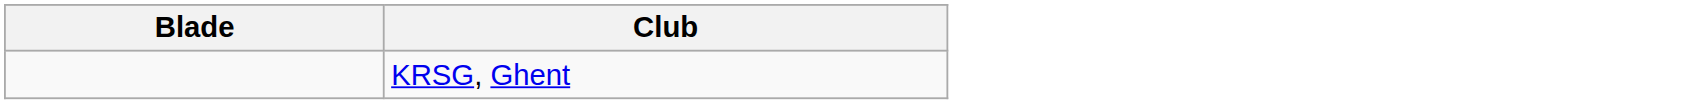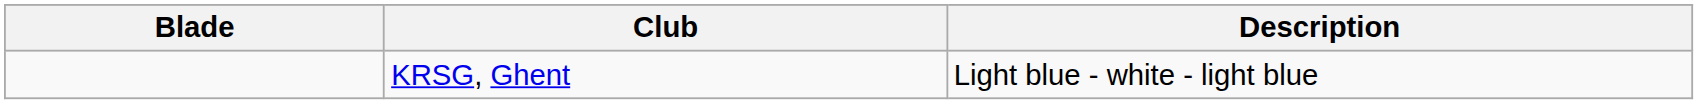+ column: (1320, 27)
